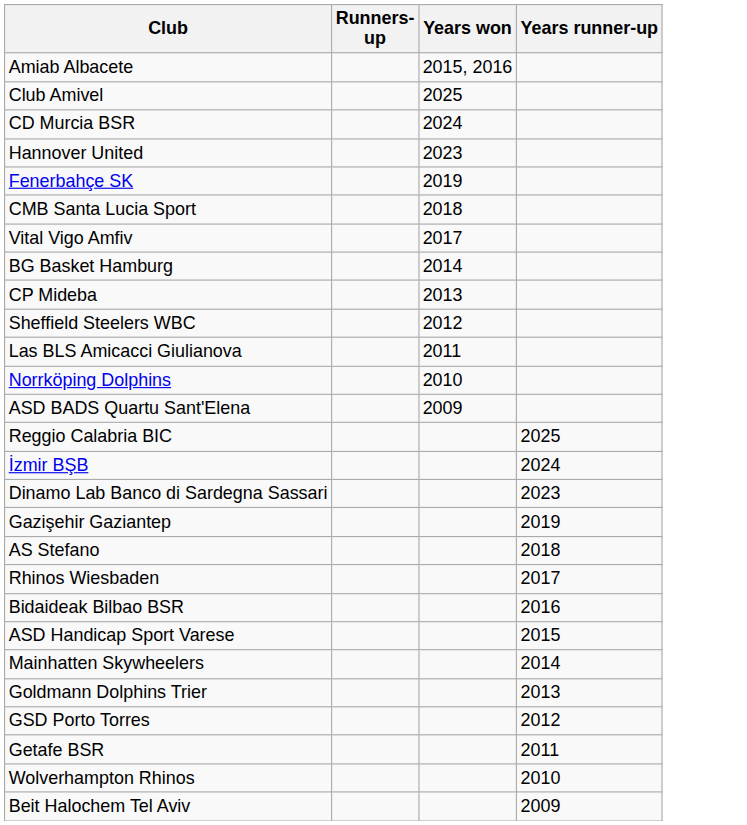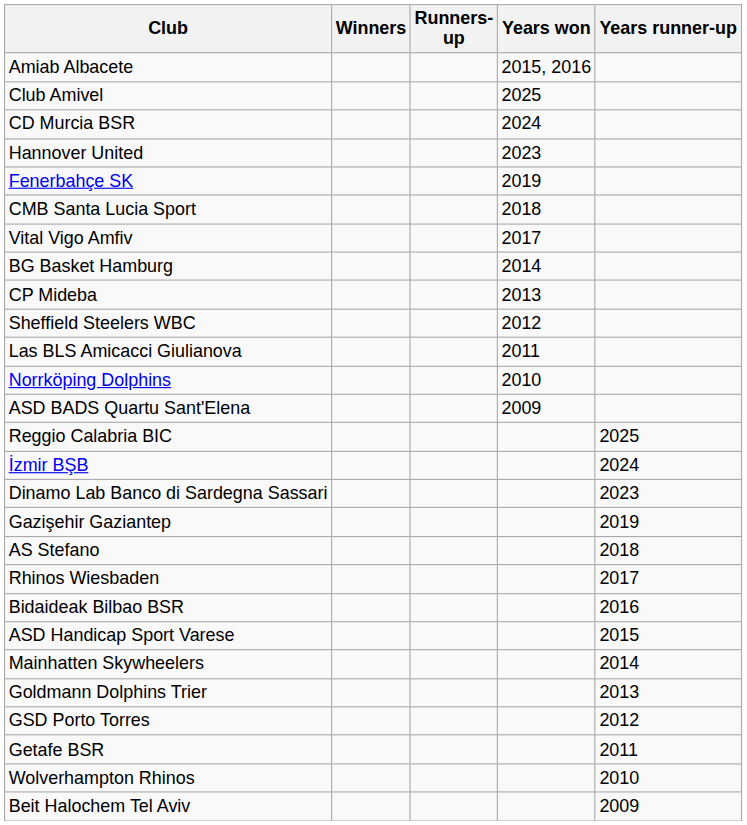+ column: (371, 28)
